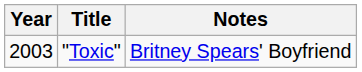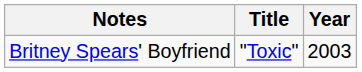columns swapped: (31, 20) <-> (241, 20)
